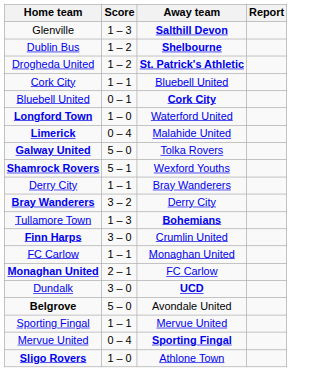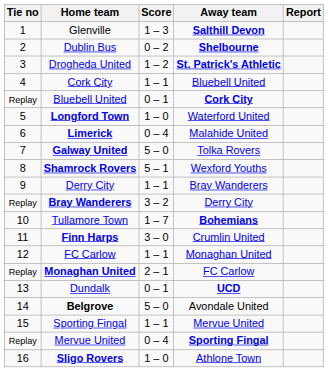+ column: (23, 13)
(120, 47) 1 – 2 -> (156, 47) 0 – 2
(120, 220) 1 – 3 -> (156, 220) 1 – 7
(120, 289) 3 – 0 -> (156, 289) 0 – 1
